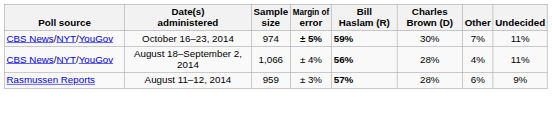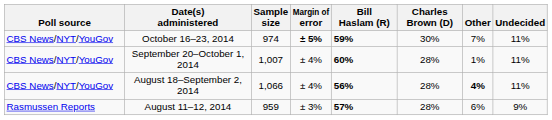+ row: (188, 59)
(478, 59) normal -> (478, 86) bold
